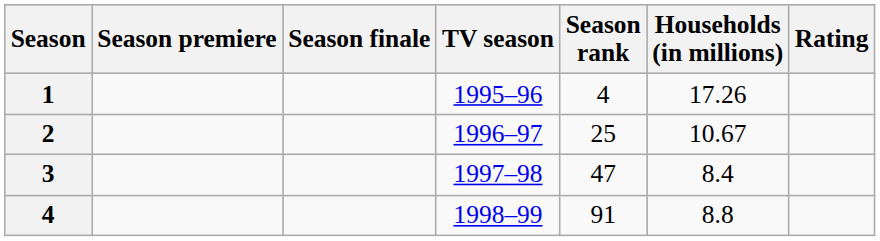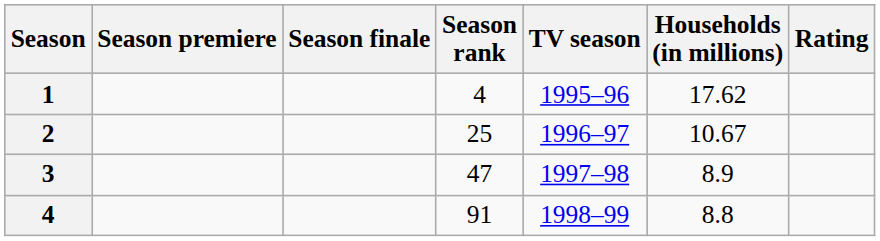columns swapped: (498, 38) <-> (603, 38)
(718, 93) 17.26 -> (718, 93) 17.62
(718, 174) 8.4 -> (718, 174) 8.9
